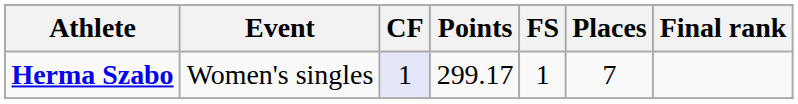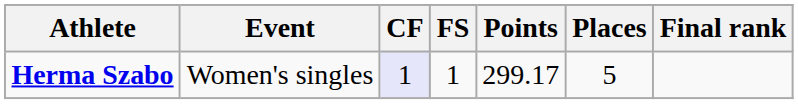columns swapped: (543, 27) <-> (475, 27)
(609, 74) 7 -> (609, 74) 5
